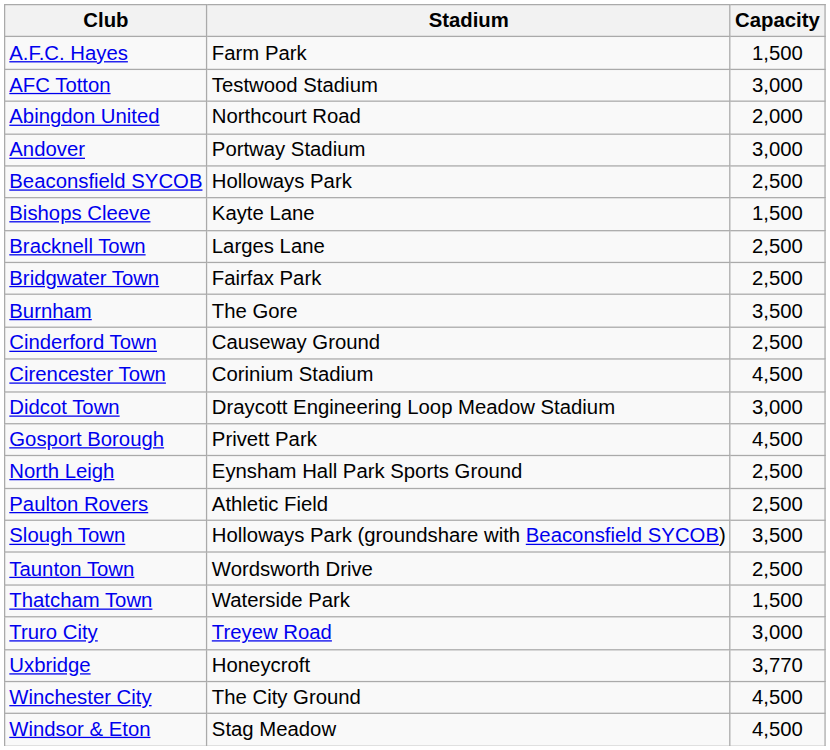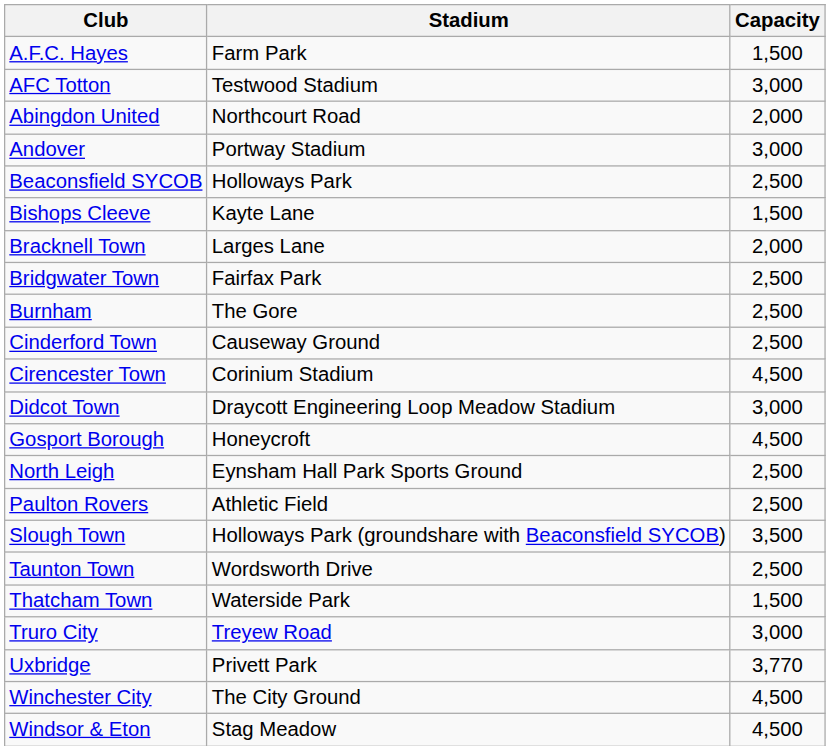(777, 246) 2,500 -> (777, 246) 2,000
(777, 310) 3,500 -> (777, 310) 2,500
(264, 439) Privett Park -> (261, 439) Honeycroft
(261, 665) Honeycroft -> (264, 665) Privett Park
